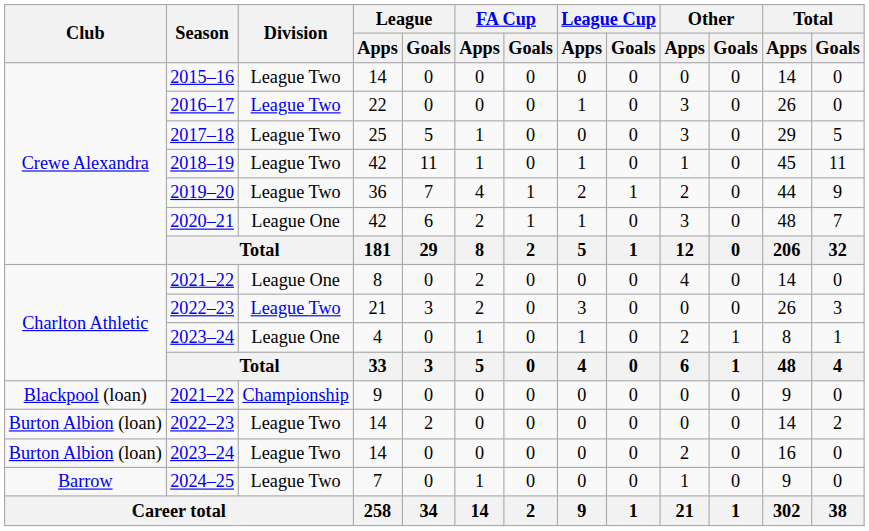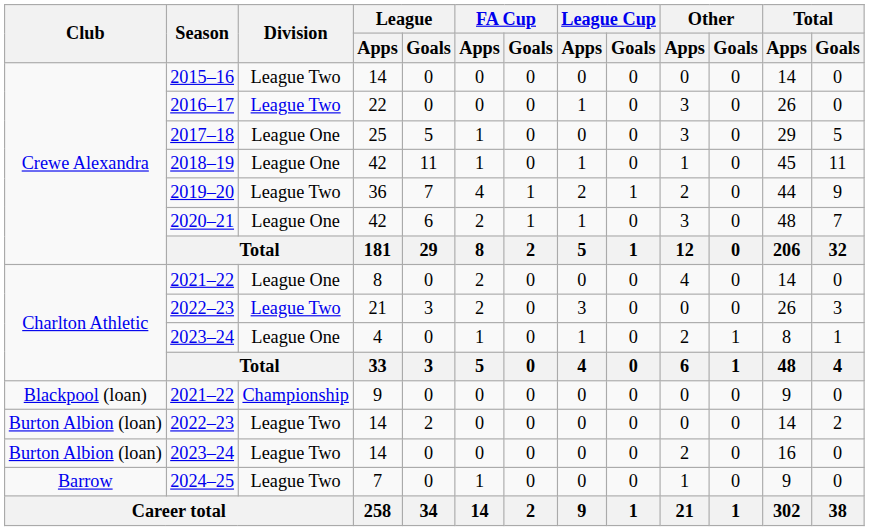(296, 134) League Two -> (296, 134) League One
(296, 163) League Two -> (296, 163) League One
